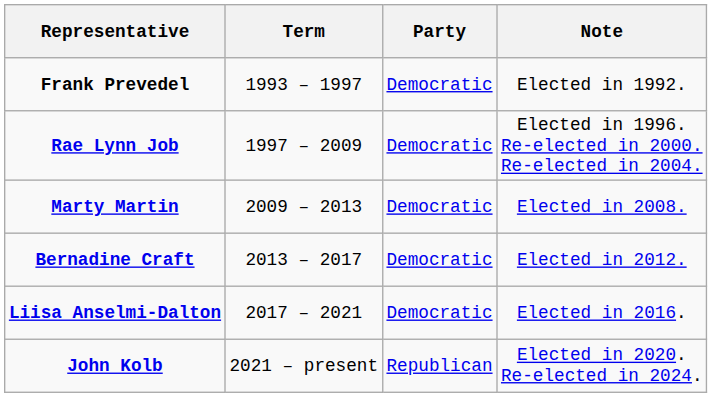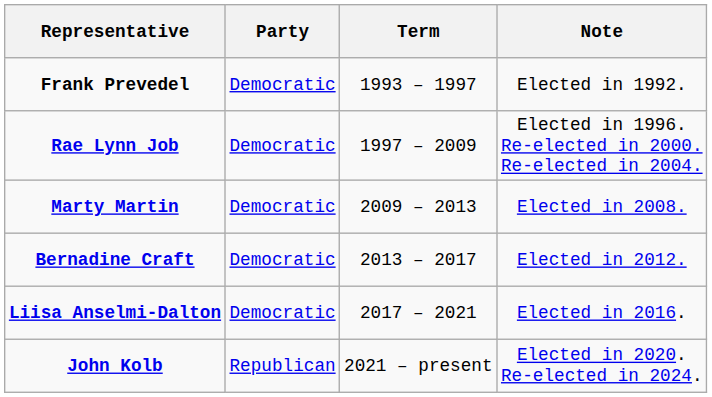columns swapped: (440, 31) <-> (304, 31)
